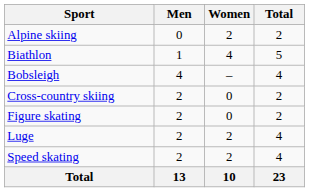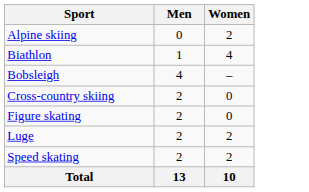- column: (279, 14)
